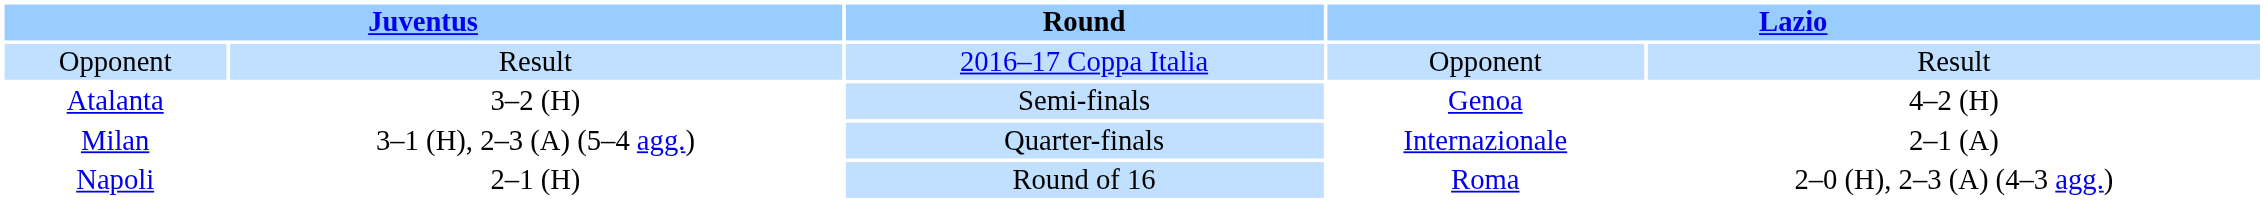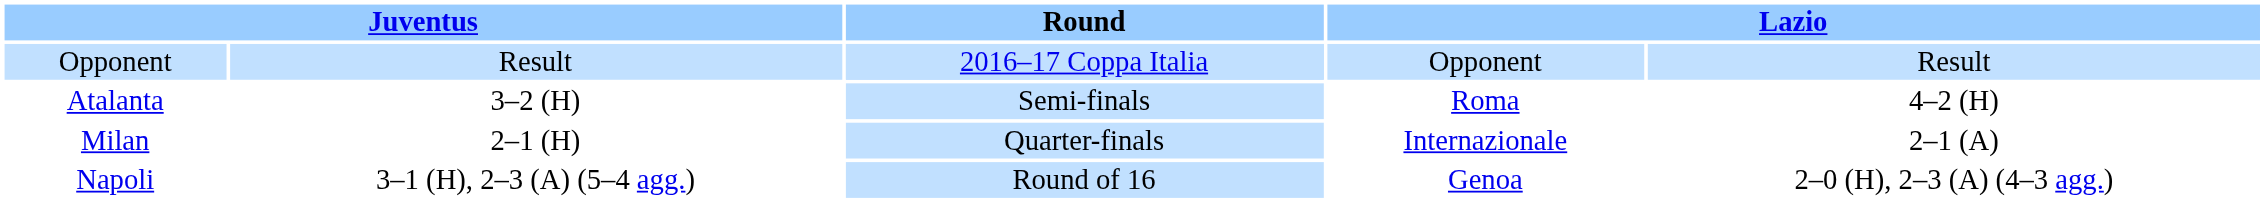(1485, 100) Genoa -> (1485, 100) Roma
(535, 140) 3–1 (H), 2–3 (A) (5–4 agg.) -> (535, 140) 2–1 (H)
(535, 179) 2–1 (H) -> (535, 179) 3–1 (H), 2–3 (A) (5–4 agg.)
(1485, 179) Roma -> (1485, 179) Genoa
